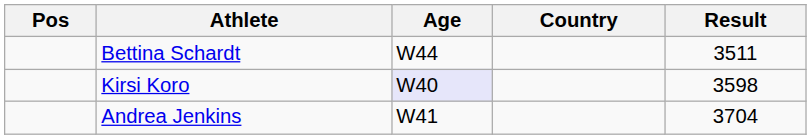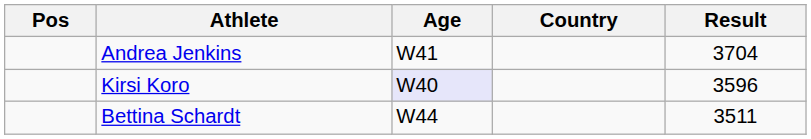rows swapped: (171, 117) <-> (171, 52)
(735, 85) 3598 -> (735, 85) 3596
